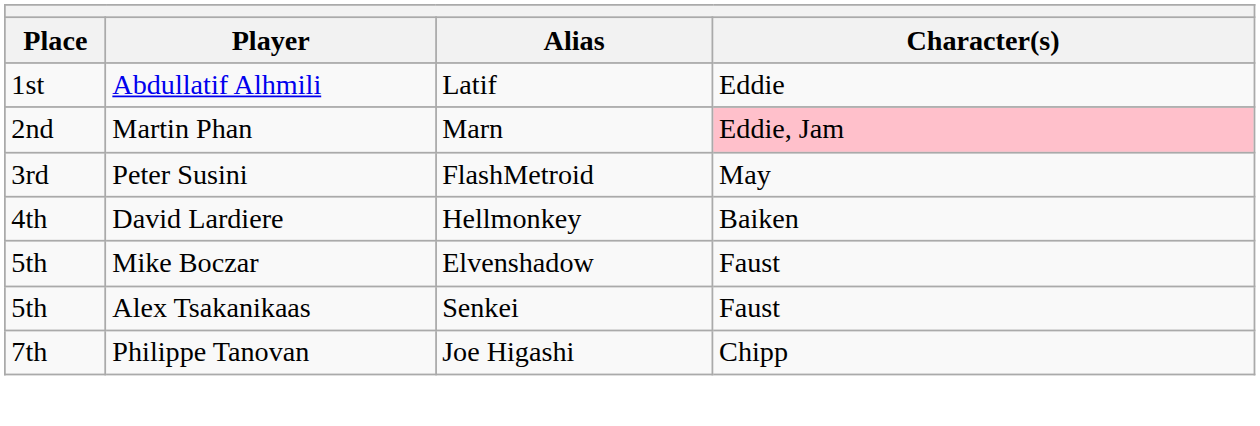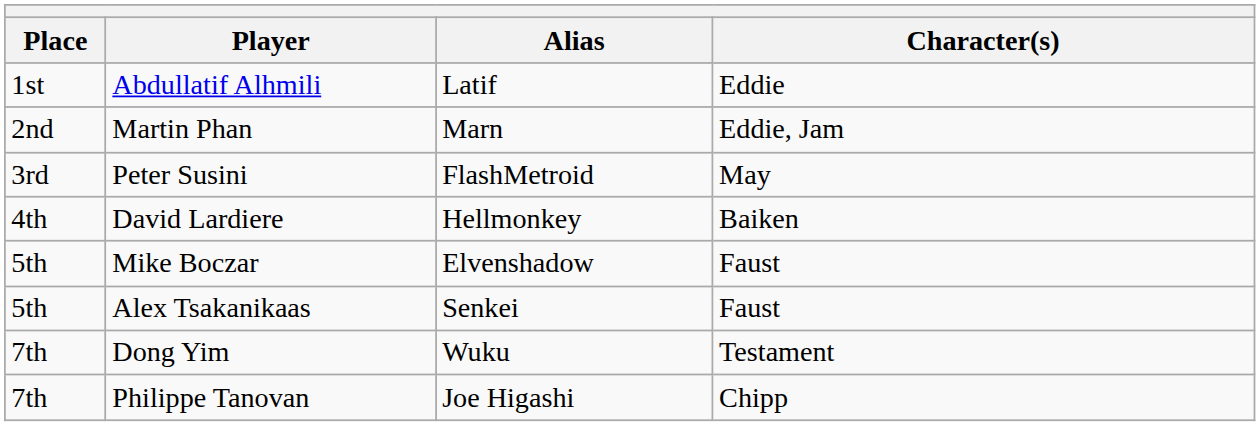(782, 129) pink background -> (782, 129) no background
+ row: (171, 352)
